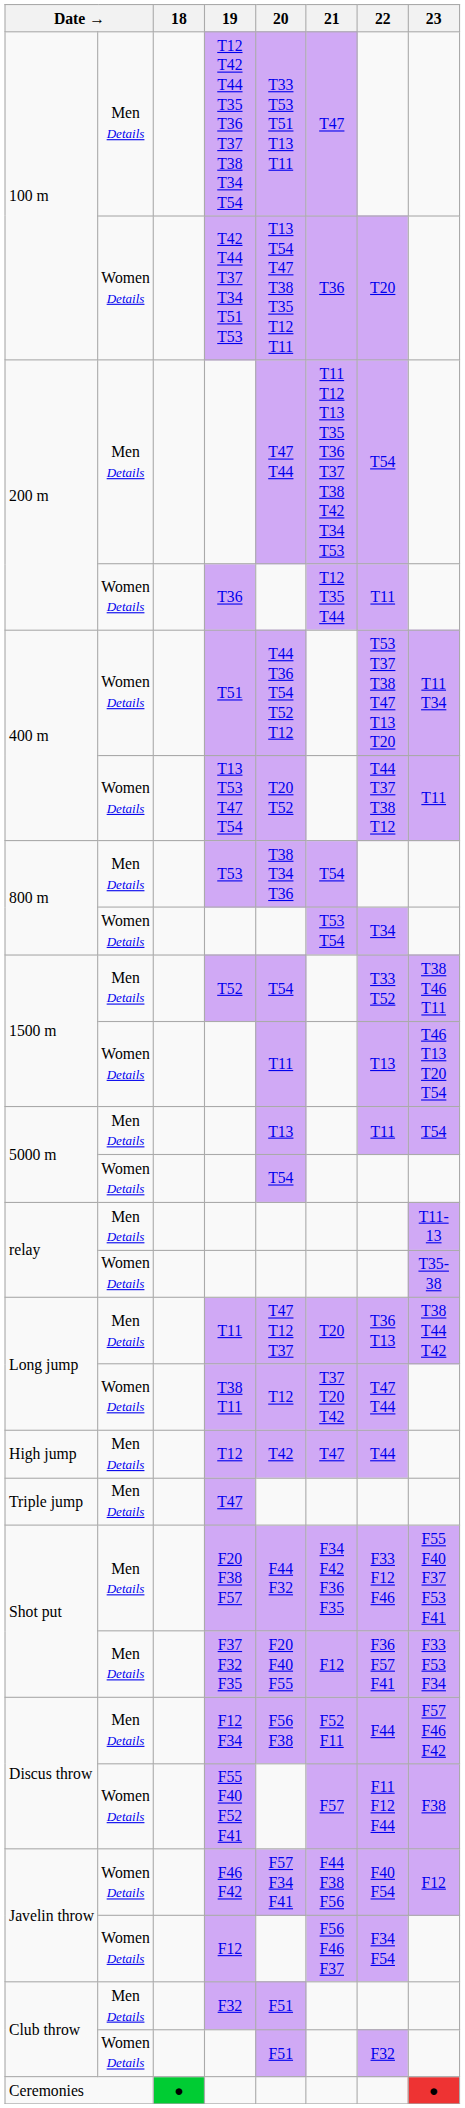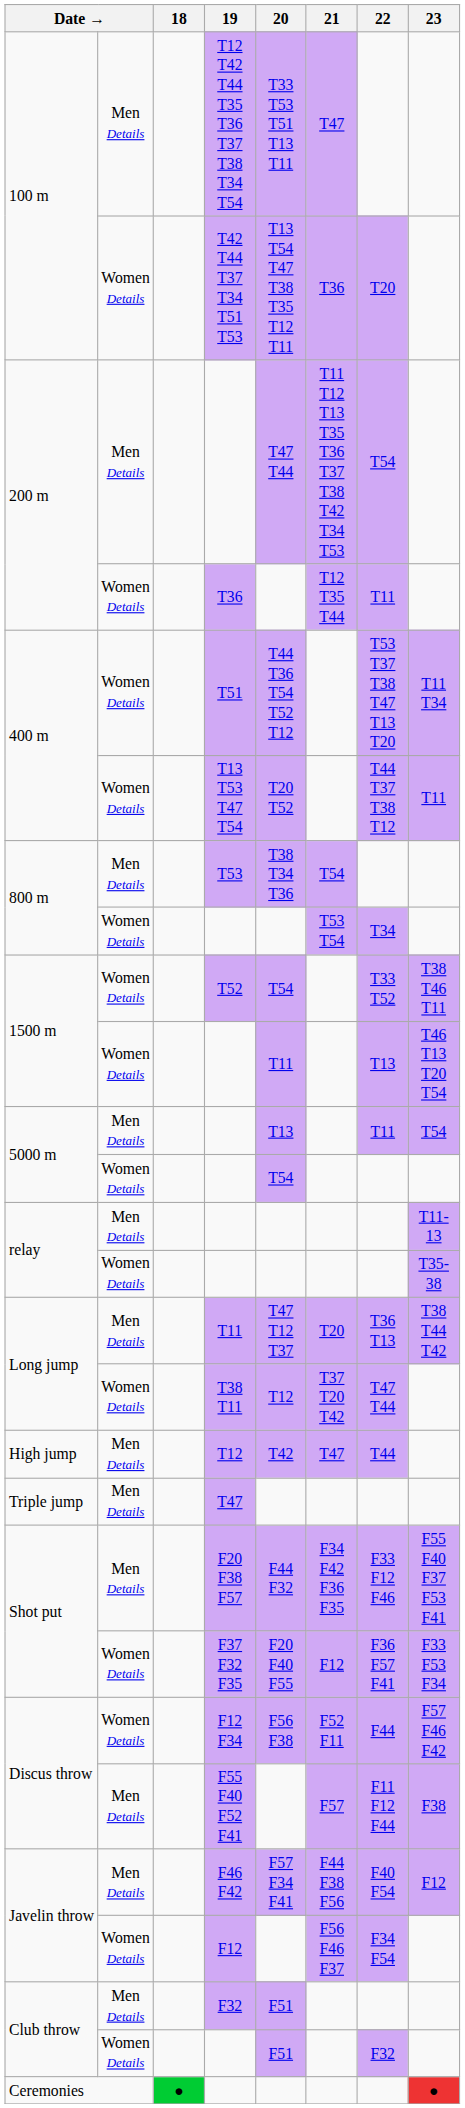(126, 987) Men Details -> (126, 987) Women Details
(126, 1663) Men Details -> (126, 1663) Women Details
(126, 1730) Men Details -> (126, 1730) Women Details
(126, 1806) Women Details -> (126, 1806) Men Details
(126, 1882) Women Details -> (126, 1882) Men Details
